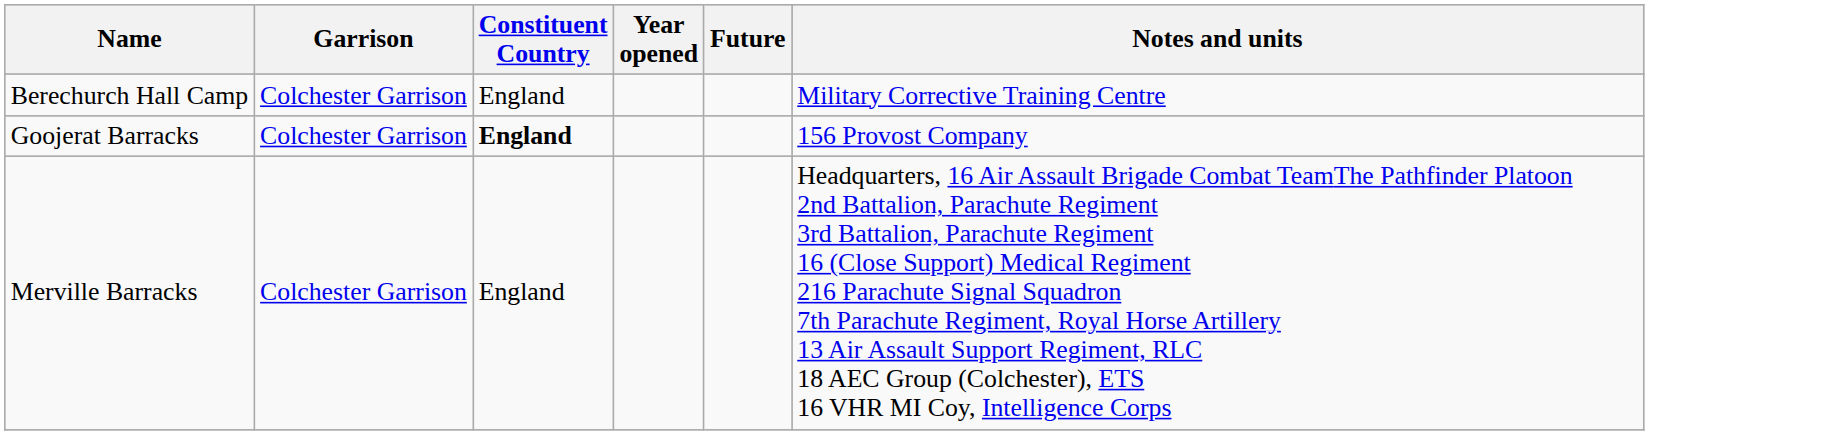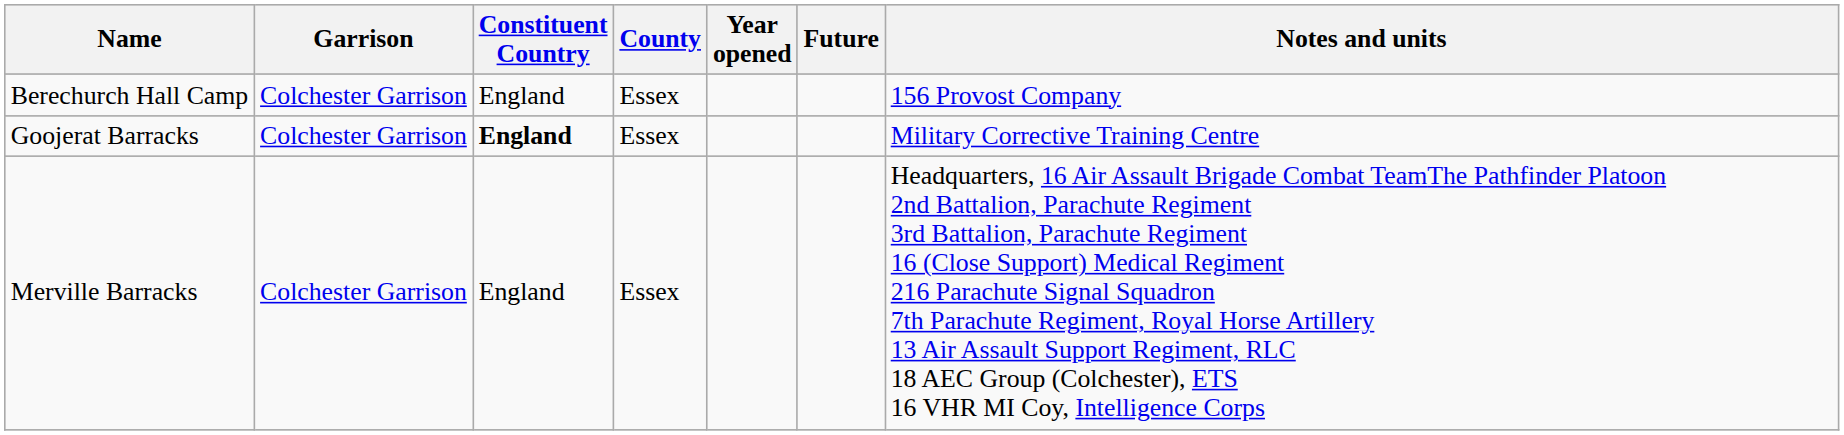+ column: (660, 39)
(981, 94) Military Corrective Training Centre -> (1006, 94) 156 Provost Company
(912, 135) 156 Provost Company -> (1075, 135) Military Corrective Training Centre
